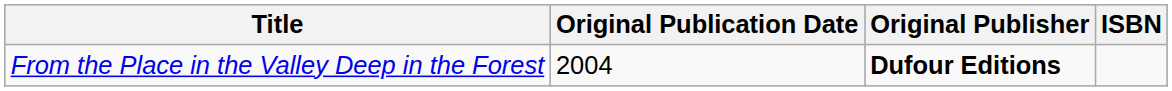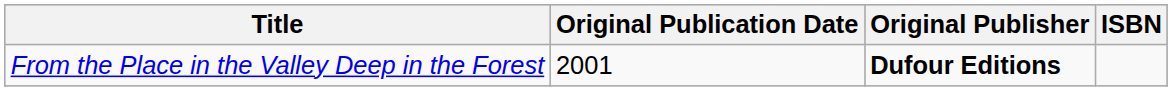(584, 65) 2004 -> (584, 65) 2001
